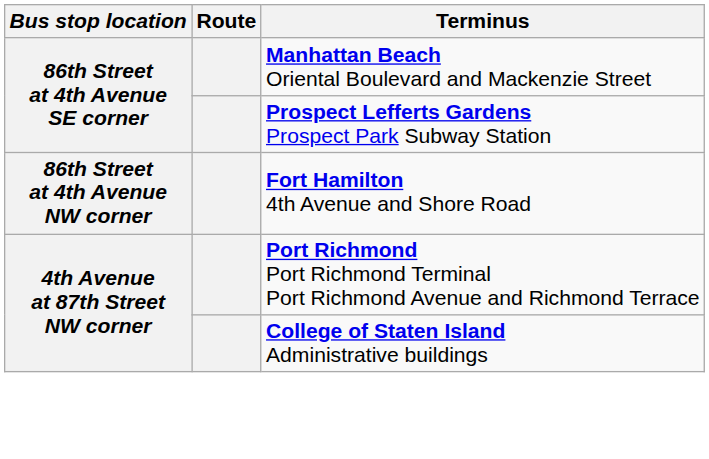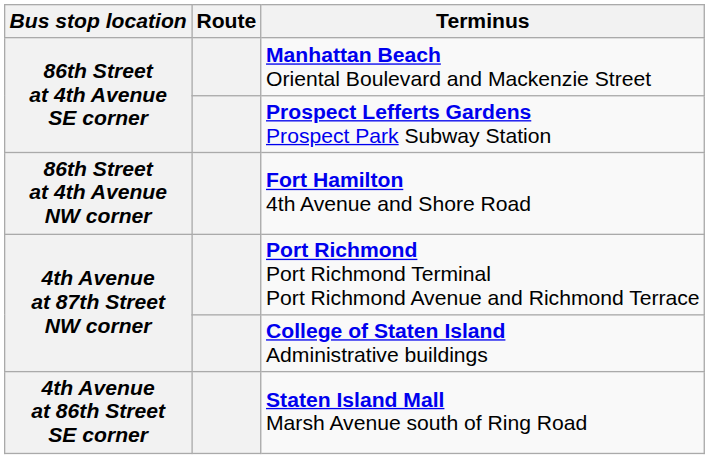+ row: (427, 412)
